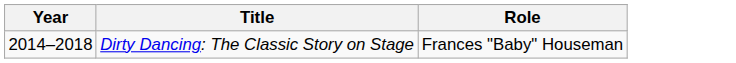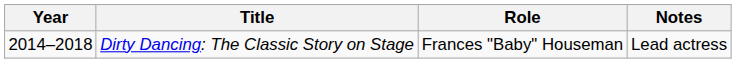+ column: (679, 17)
